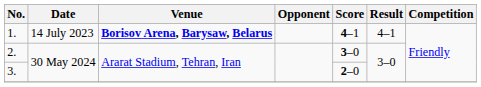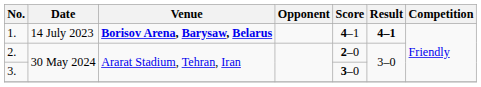(386, 33) normal -> (386, 33) bold
(350, 52) 3–0 -> (350, 52) 2–0
(350, 71) 2–0 -> (350, 71) 3–0
